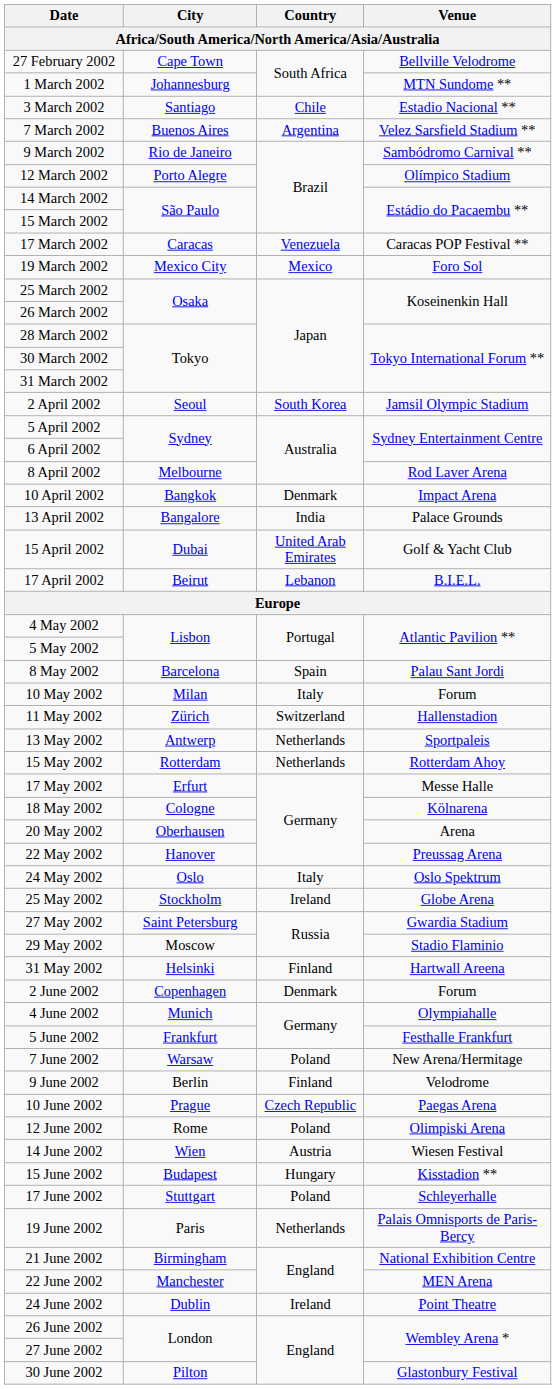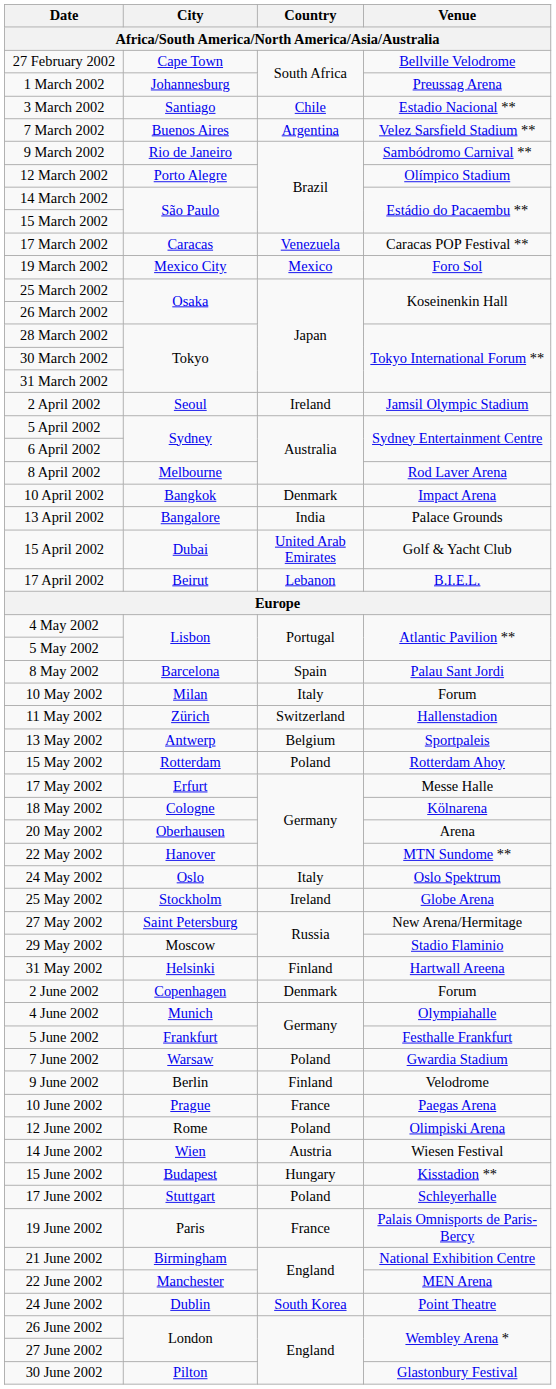(457, 84) MTN Sundome ** -> (457, 84) Preussag Arena
(310, 404) South Korea -> (310, 404) Ireland
(310, 740) Netherlands -> (310, 740) Belgium
(310, 762) Netherlands -> (310, 762) Poland
(457, 854) Preussag Arena -> (457, 854) MTN Sundome **
(457, 922) Gwardia Stadium -> (457, 922) New Arena/Hermitage
(457, 1059) New Arena/Hermitage -> (457, 1059) Gwardia Stadium
(310, 1105) Czech Republic -> (310, 1105) France
(310, 1227) Netherlands -> (310, 1227) France
(310, 1304) Ireland -> (310, 1304) South Korea
